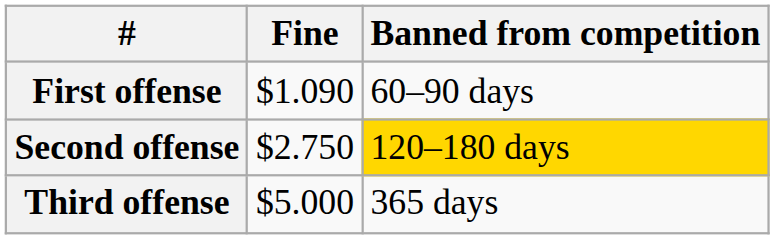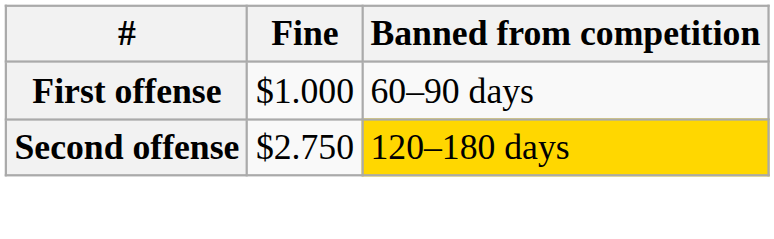(305, 90) $1.090 -> (305, 90) $1.000
- row: (127, 203)
